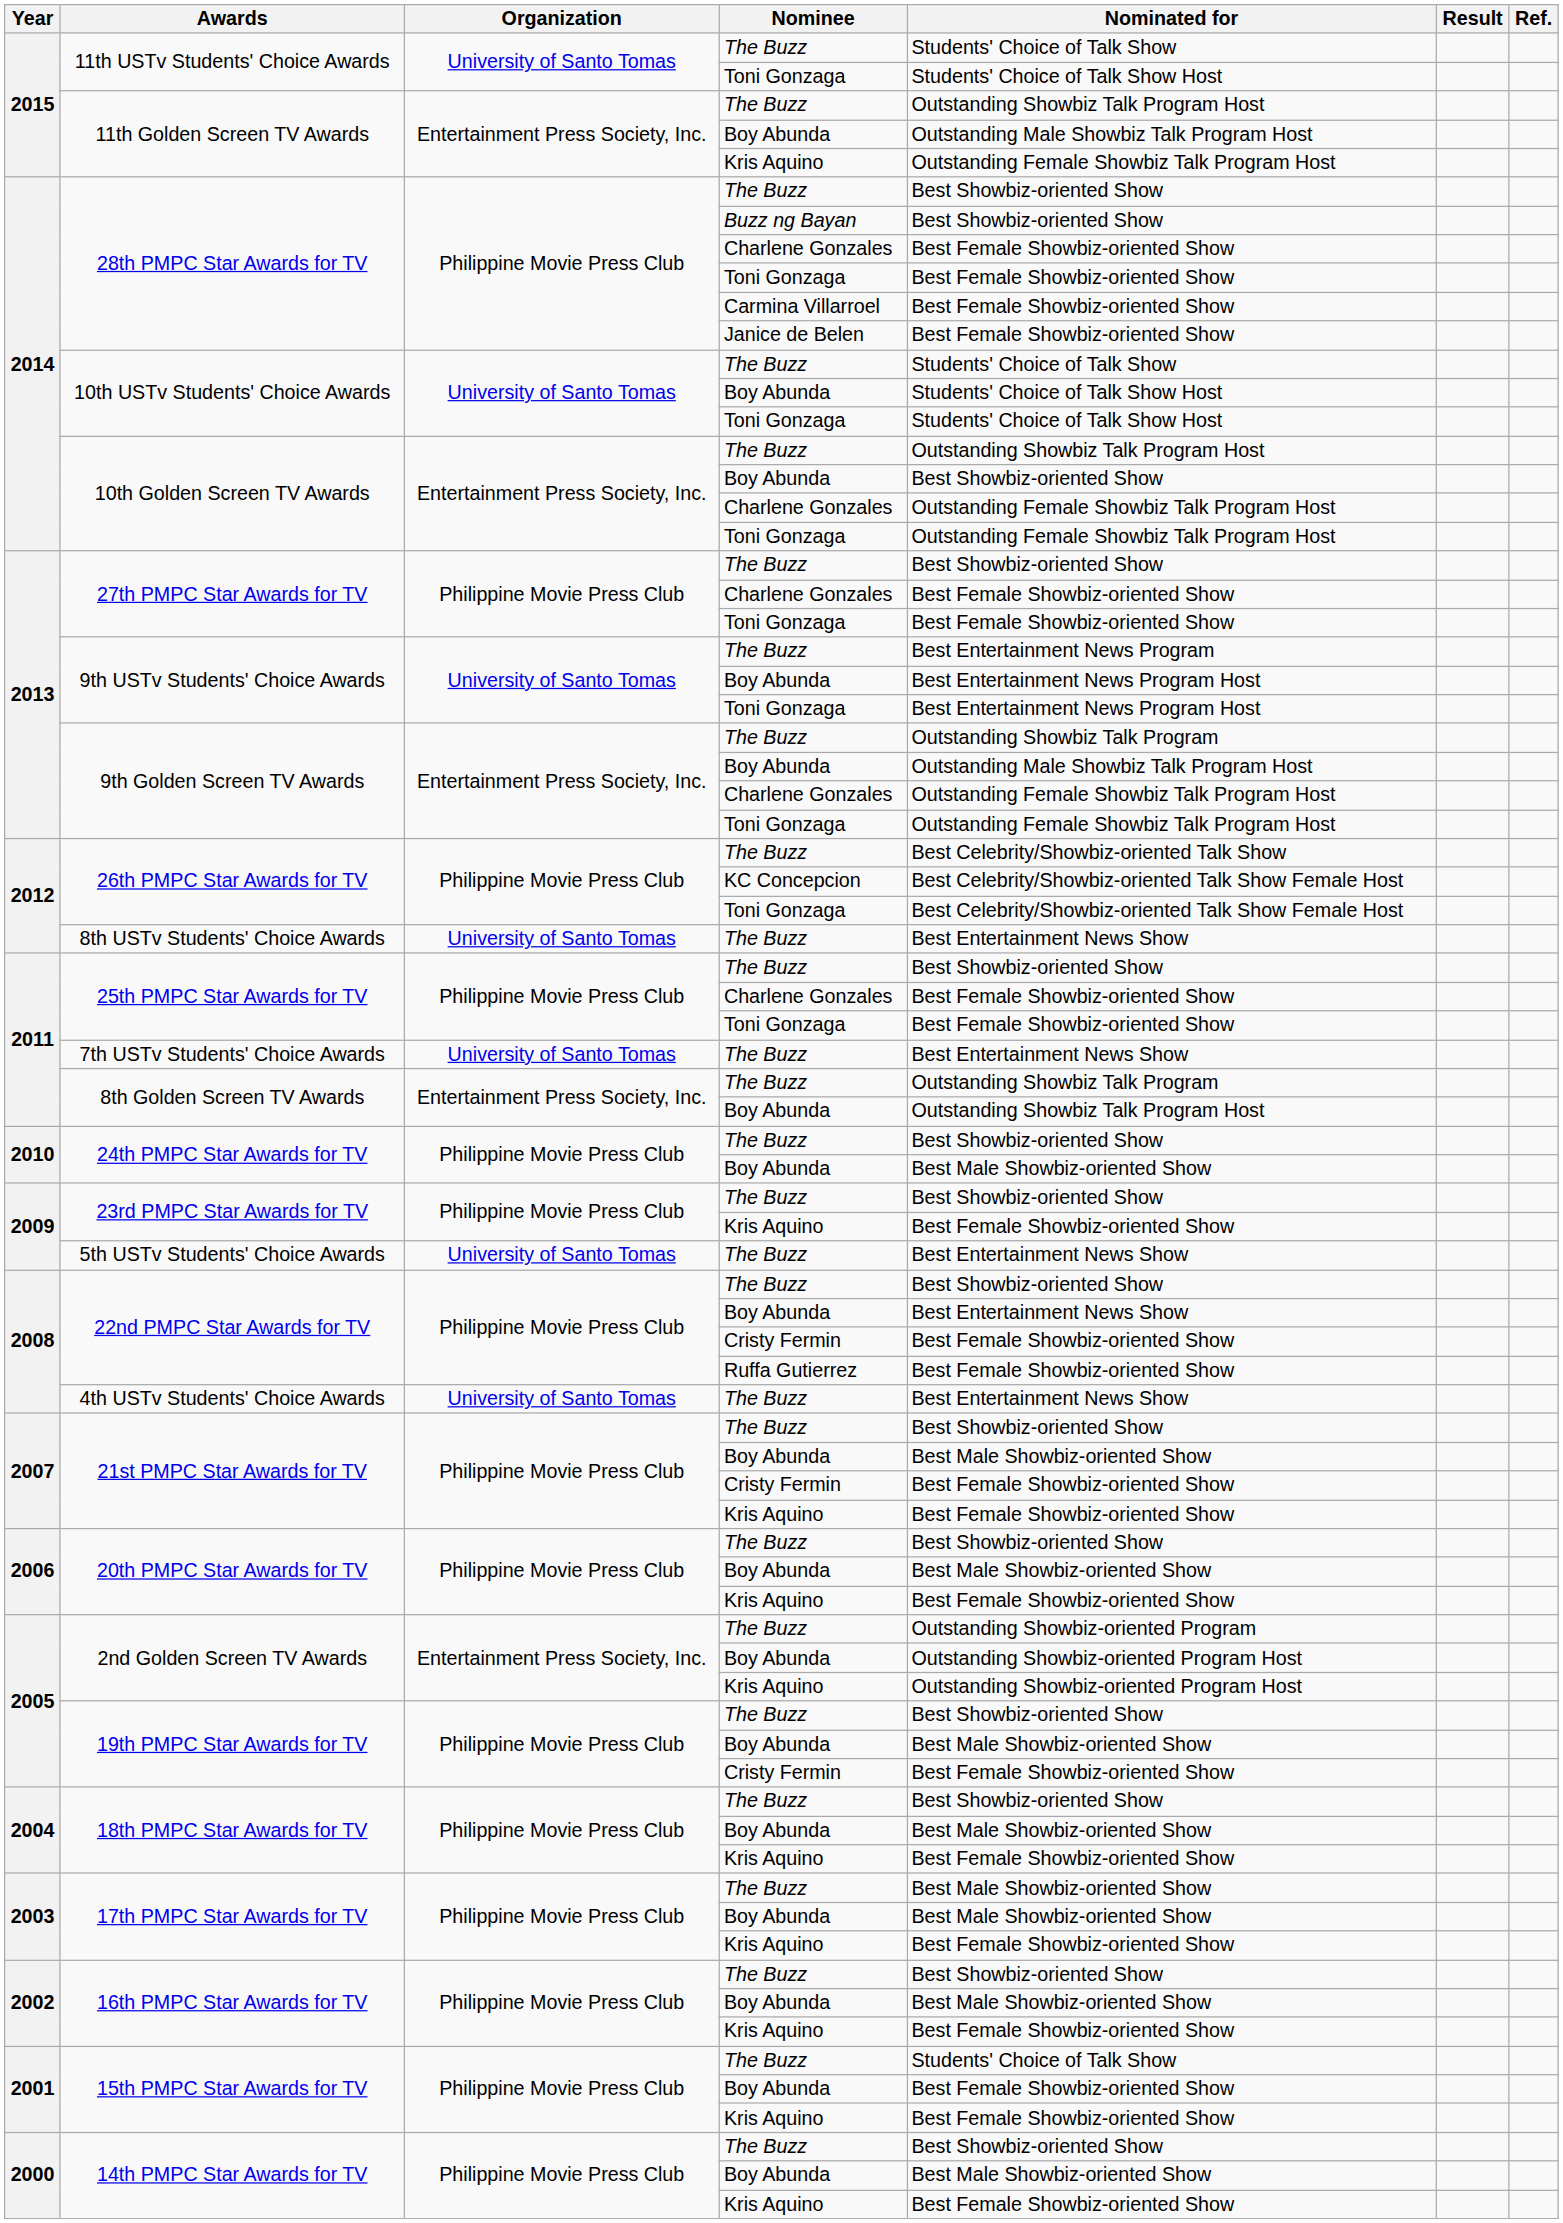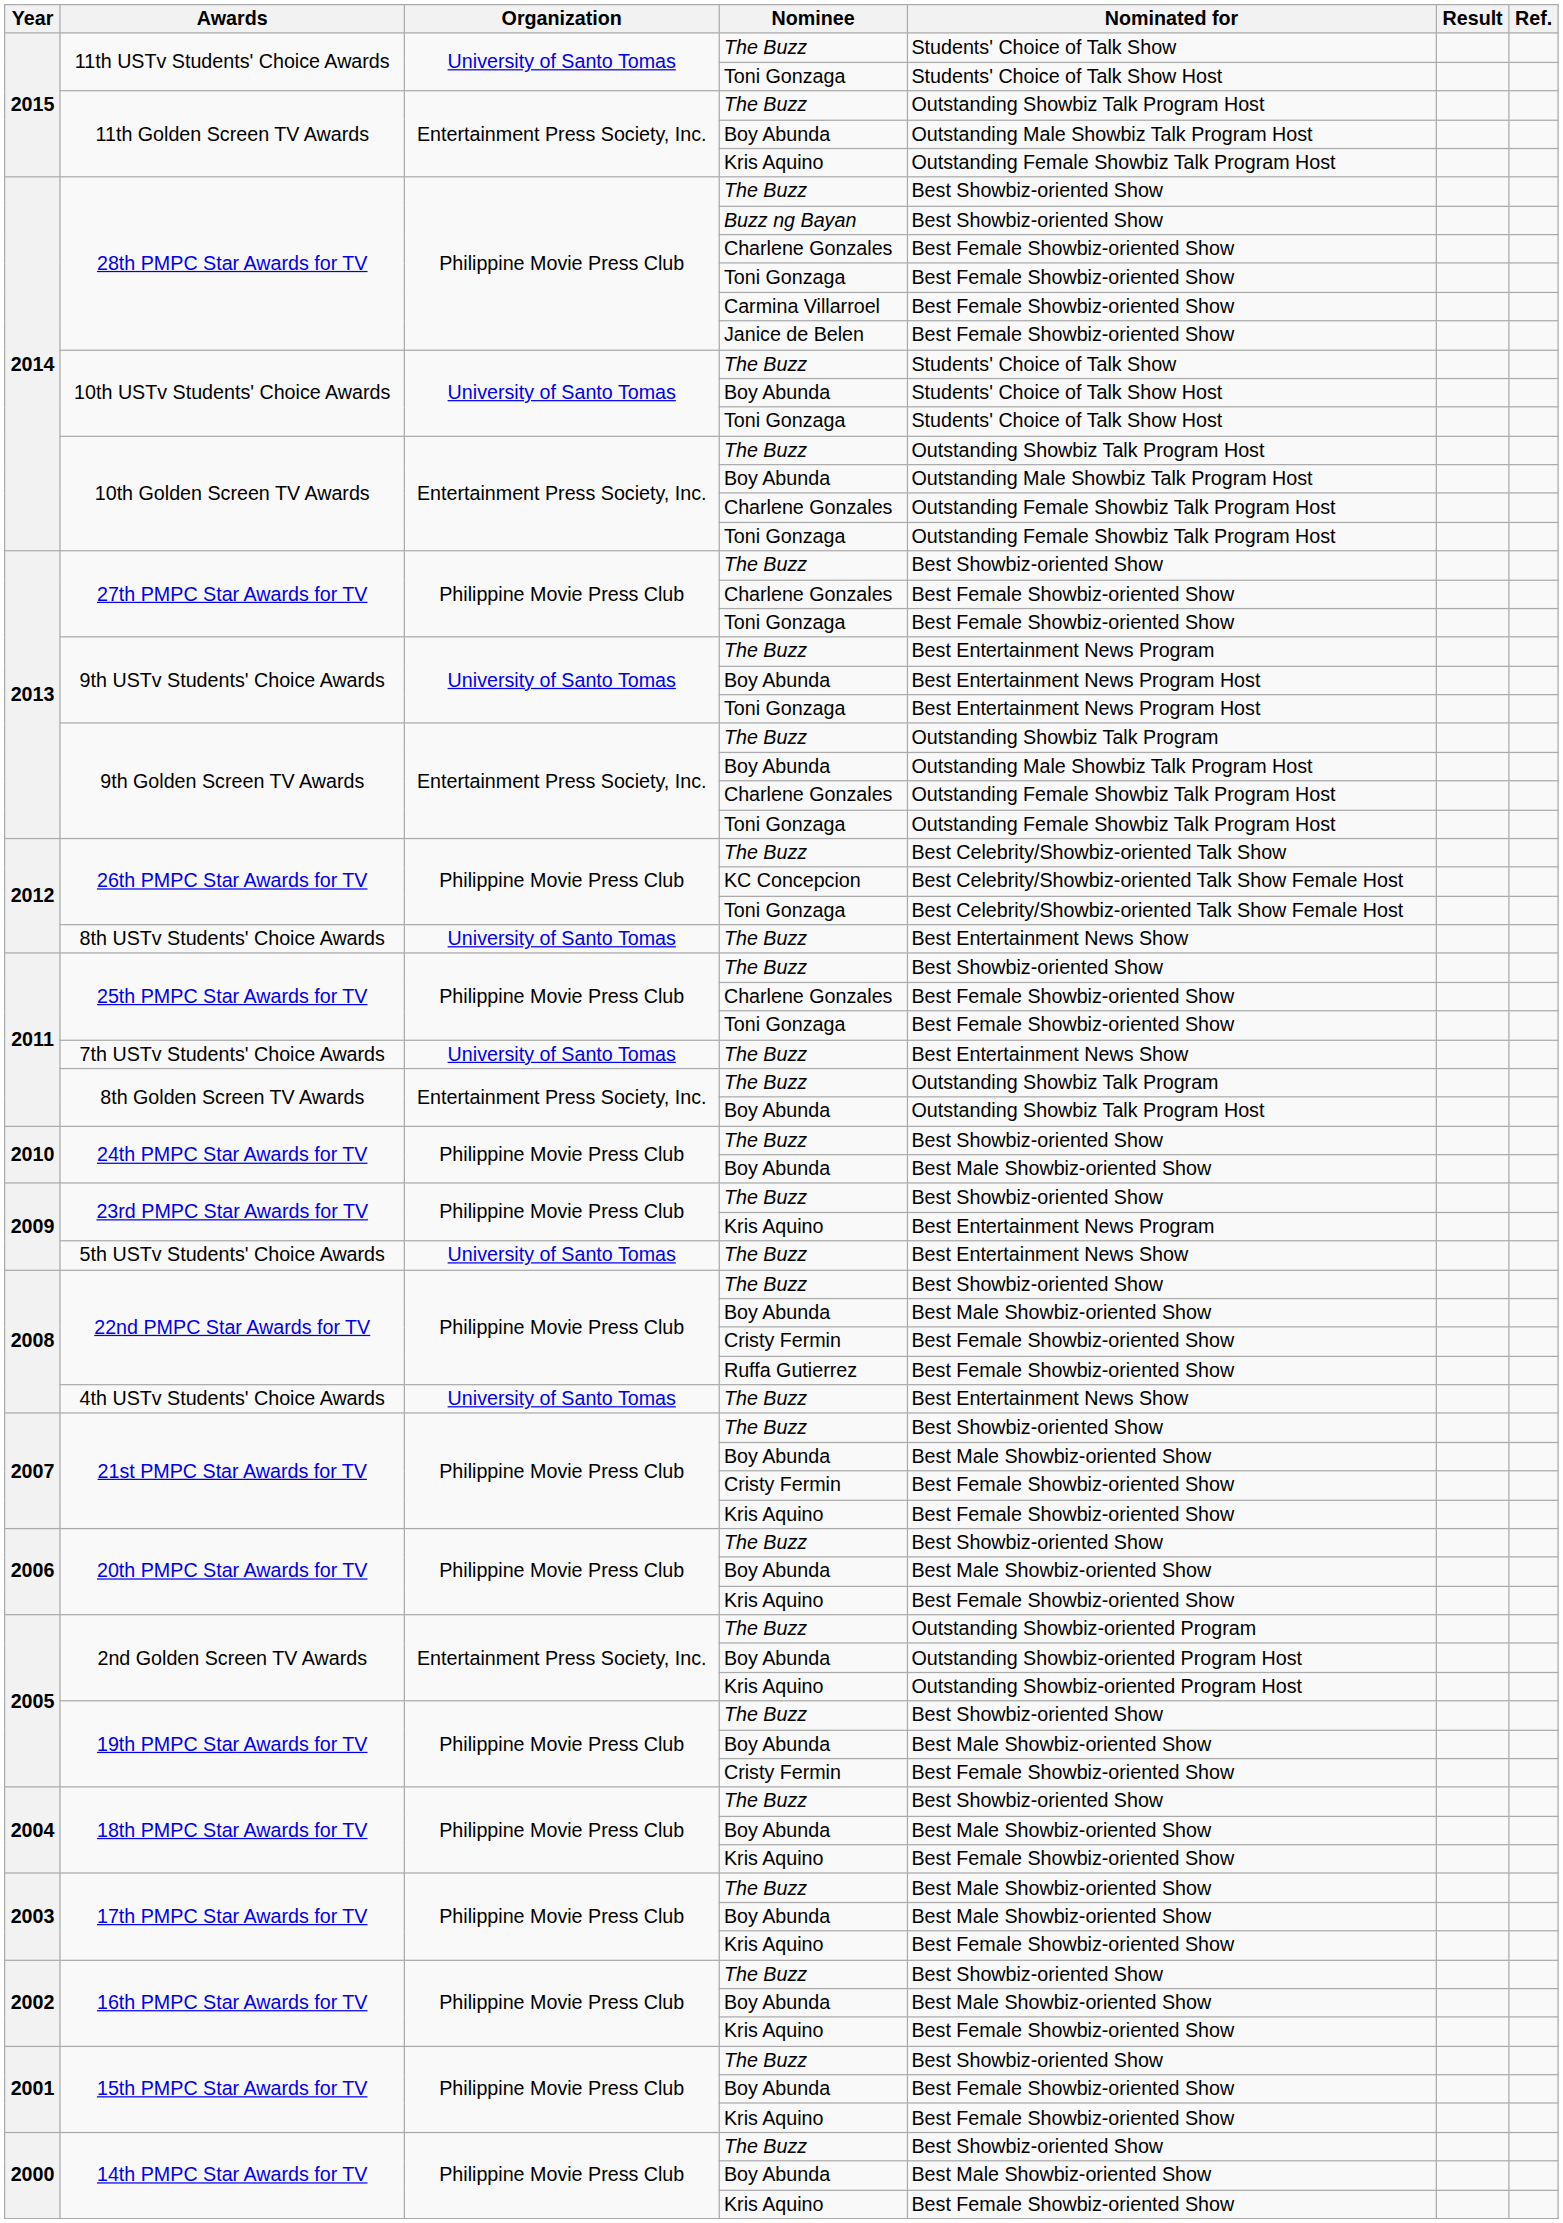(1037, 478) Best Showbiz-oriented Show -> (1112, 478) Outstanding Male Showbiz Talk Program Host
(1073, 1226) Best Female Showbiz-oriented Show -> (1063, 1226) Best Entertainment News Program
(1050, 1312) Best Entertainment News Show -> (1061, 1312) Best Male Showbiz-oriented Show
(1044, 2060) Students' Choice of Talk Show -> (1037, 2060) Best Showbiz-oriented Show
